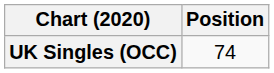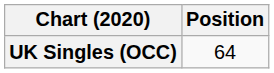(225, 51) 74 -> (225, 51) 64
